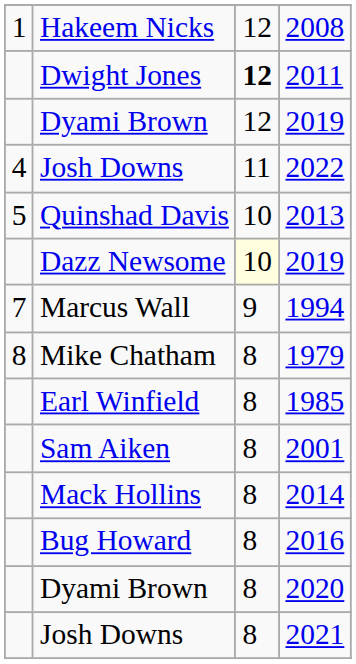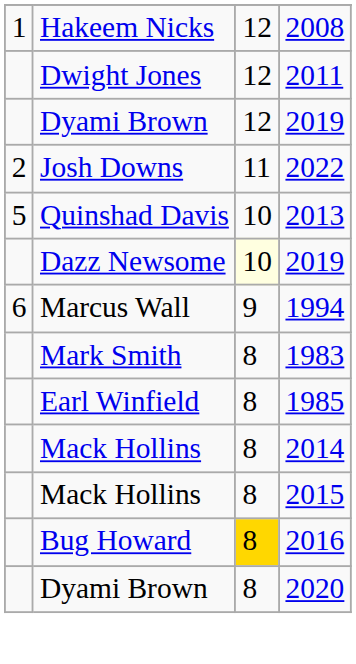(257, 74) bold -> (257, 74) normal
(19, 167) 4 -> (19, 167) 2
(19, 307) 7 -> (19, 307) 6
- row: (128, 354)
+ row: (111, 354)
- row: (105, 448)
+ row: (121, 494)
(250, 541) no background -> (250, 541) gold background
- row: (112, 634)
